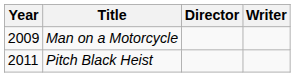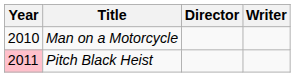(24, 38) 2009 -> (24, 38) 2010
(23, 60) no background -> (23, 60) pink background
